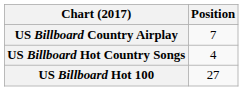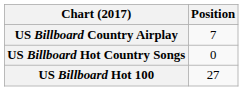(213, 55) 4 -> (213, 55) 0
